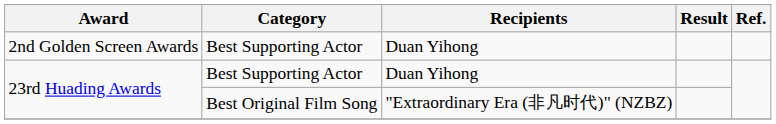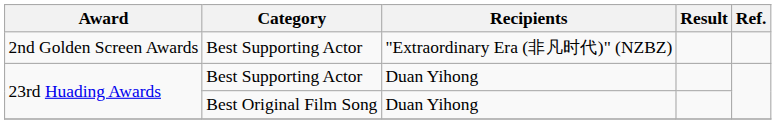(432, 45) Duan Yihong -> (529, 47) "Extraordinary Era (非凡时代)" (NZBZ)
(529, 102) "Extraordinary Era (非凡时代)" (NZBZ) -> (432, 104) Duan Yihong
